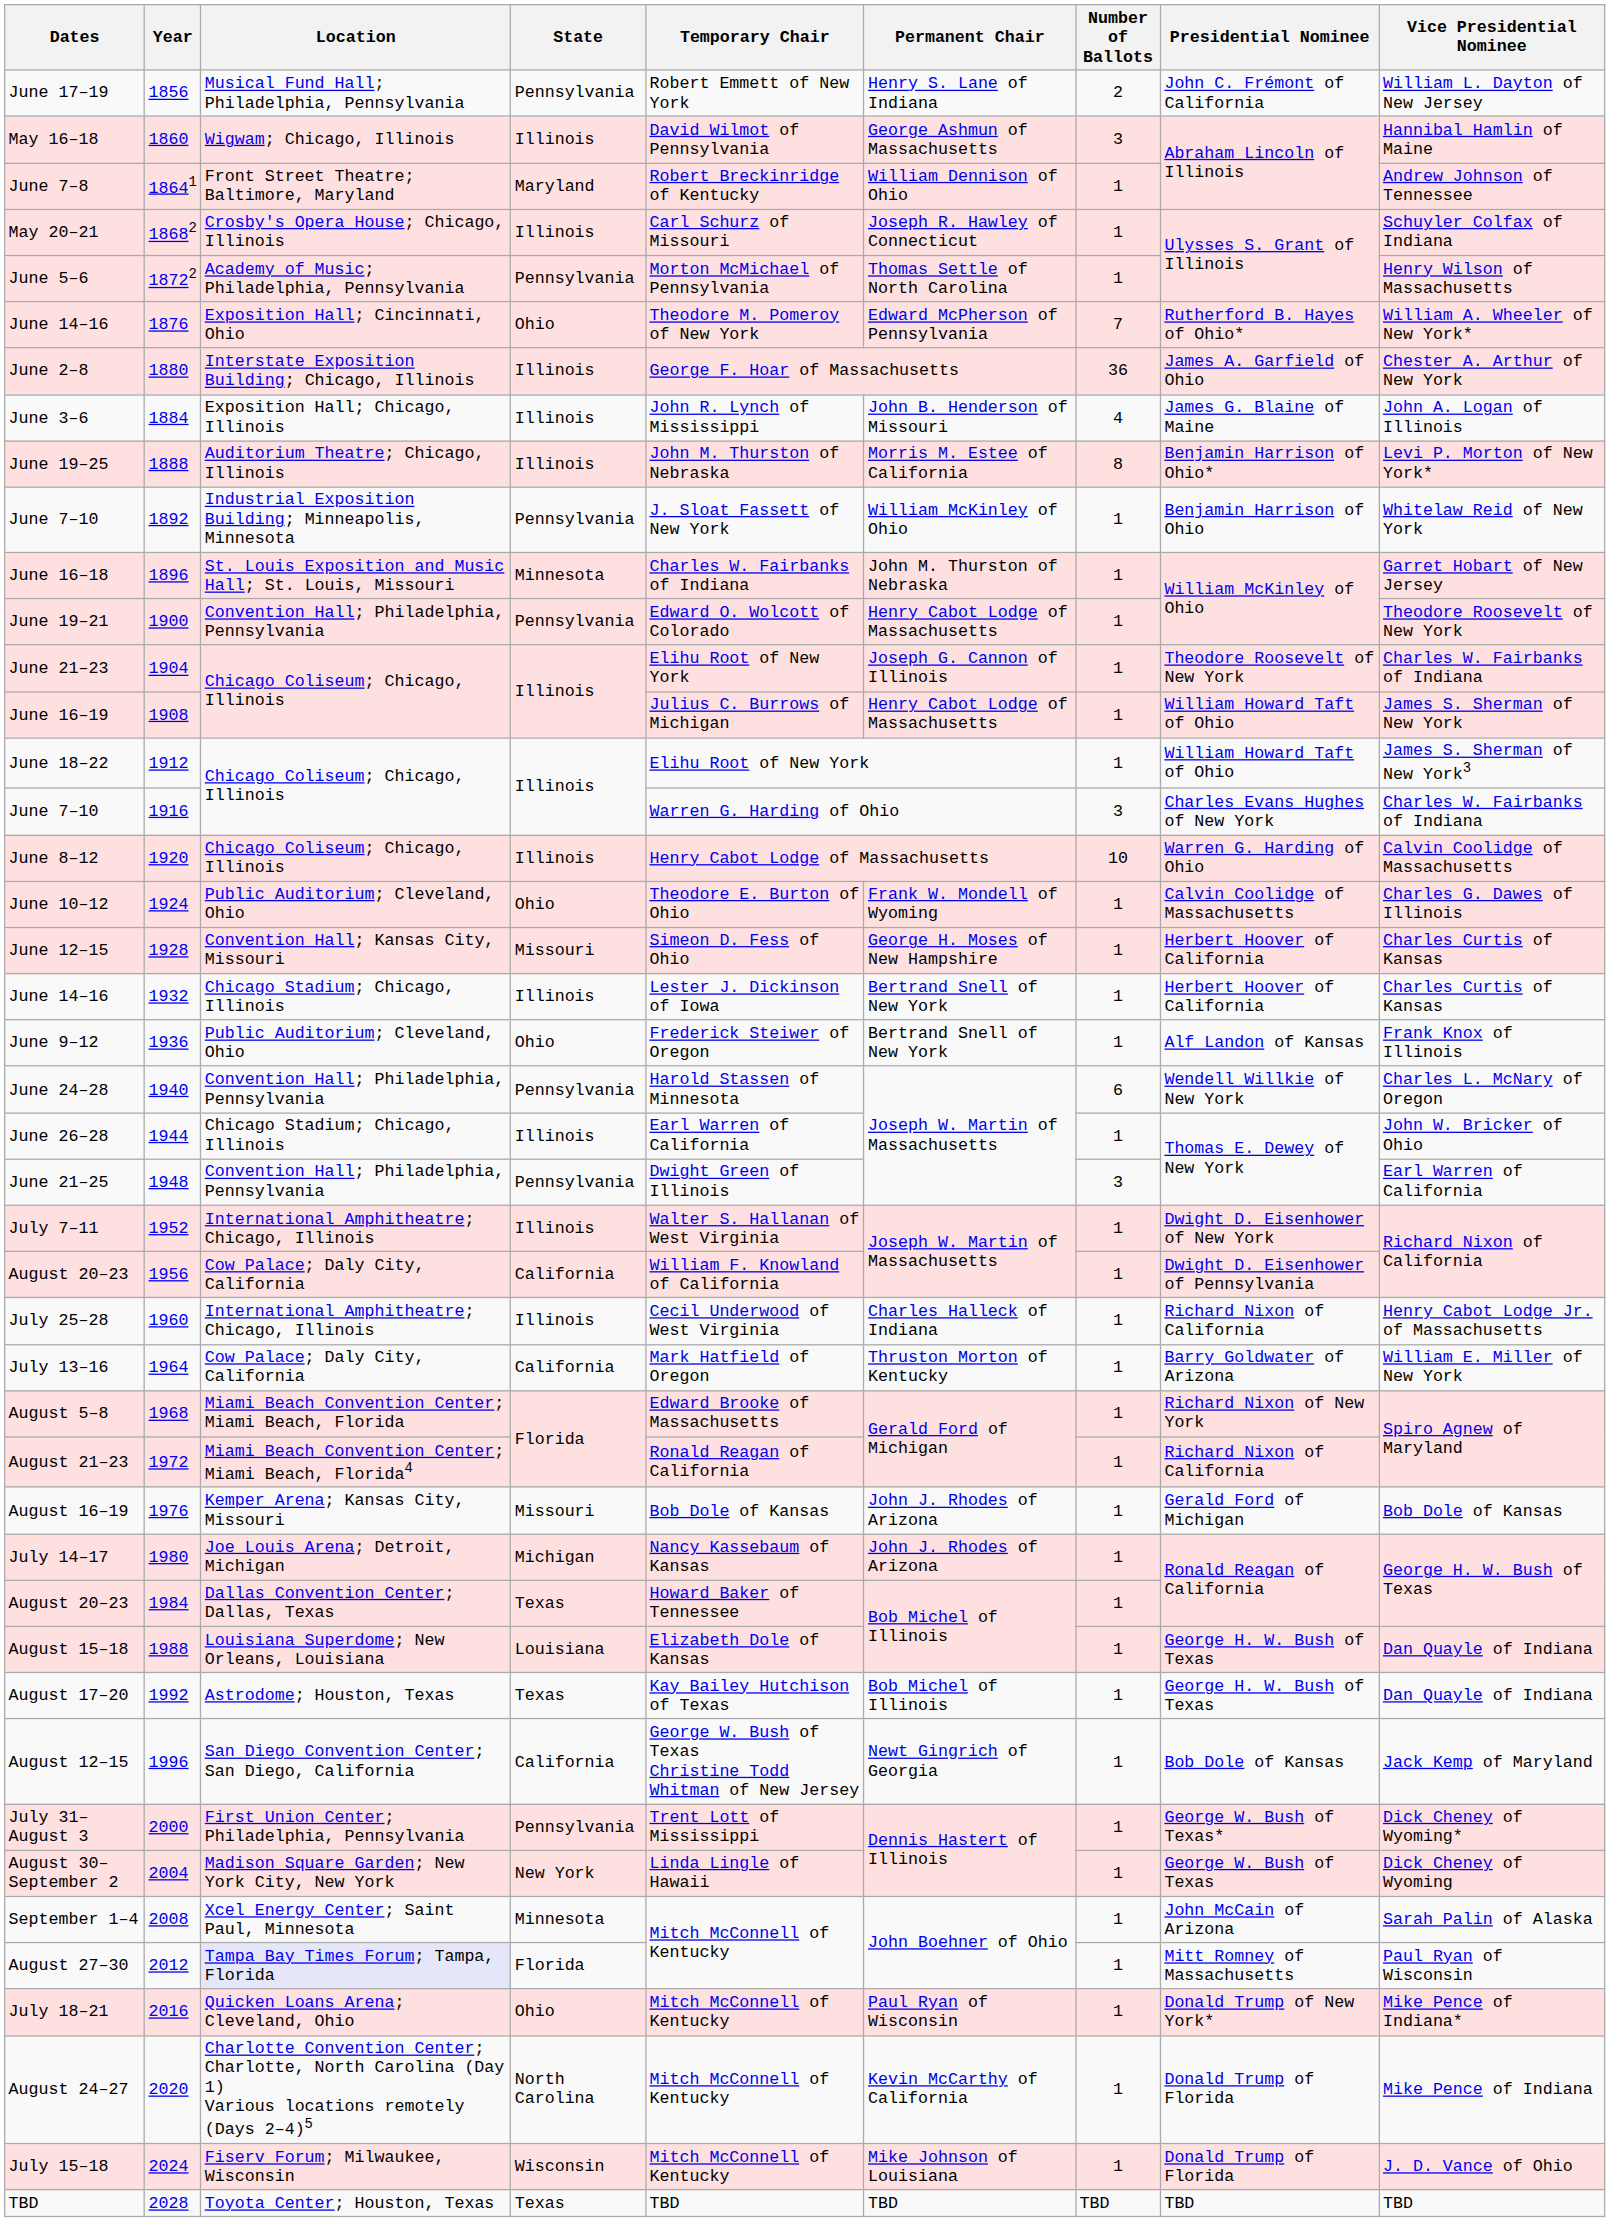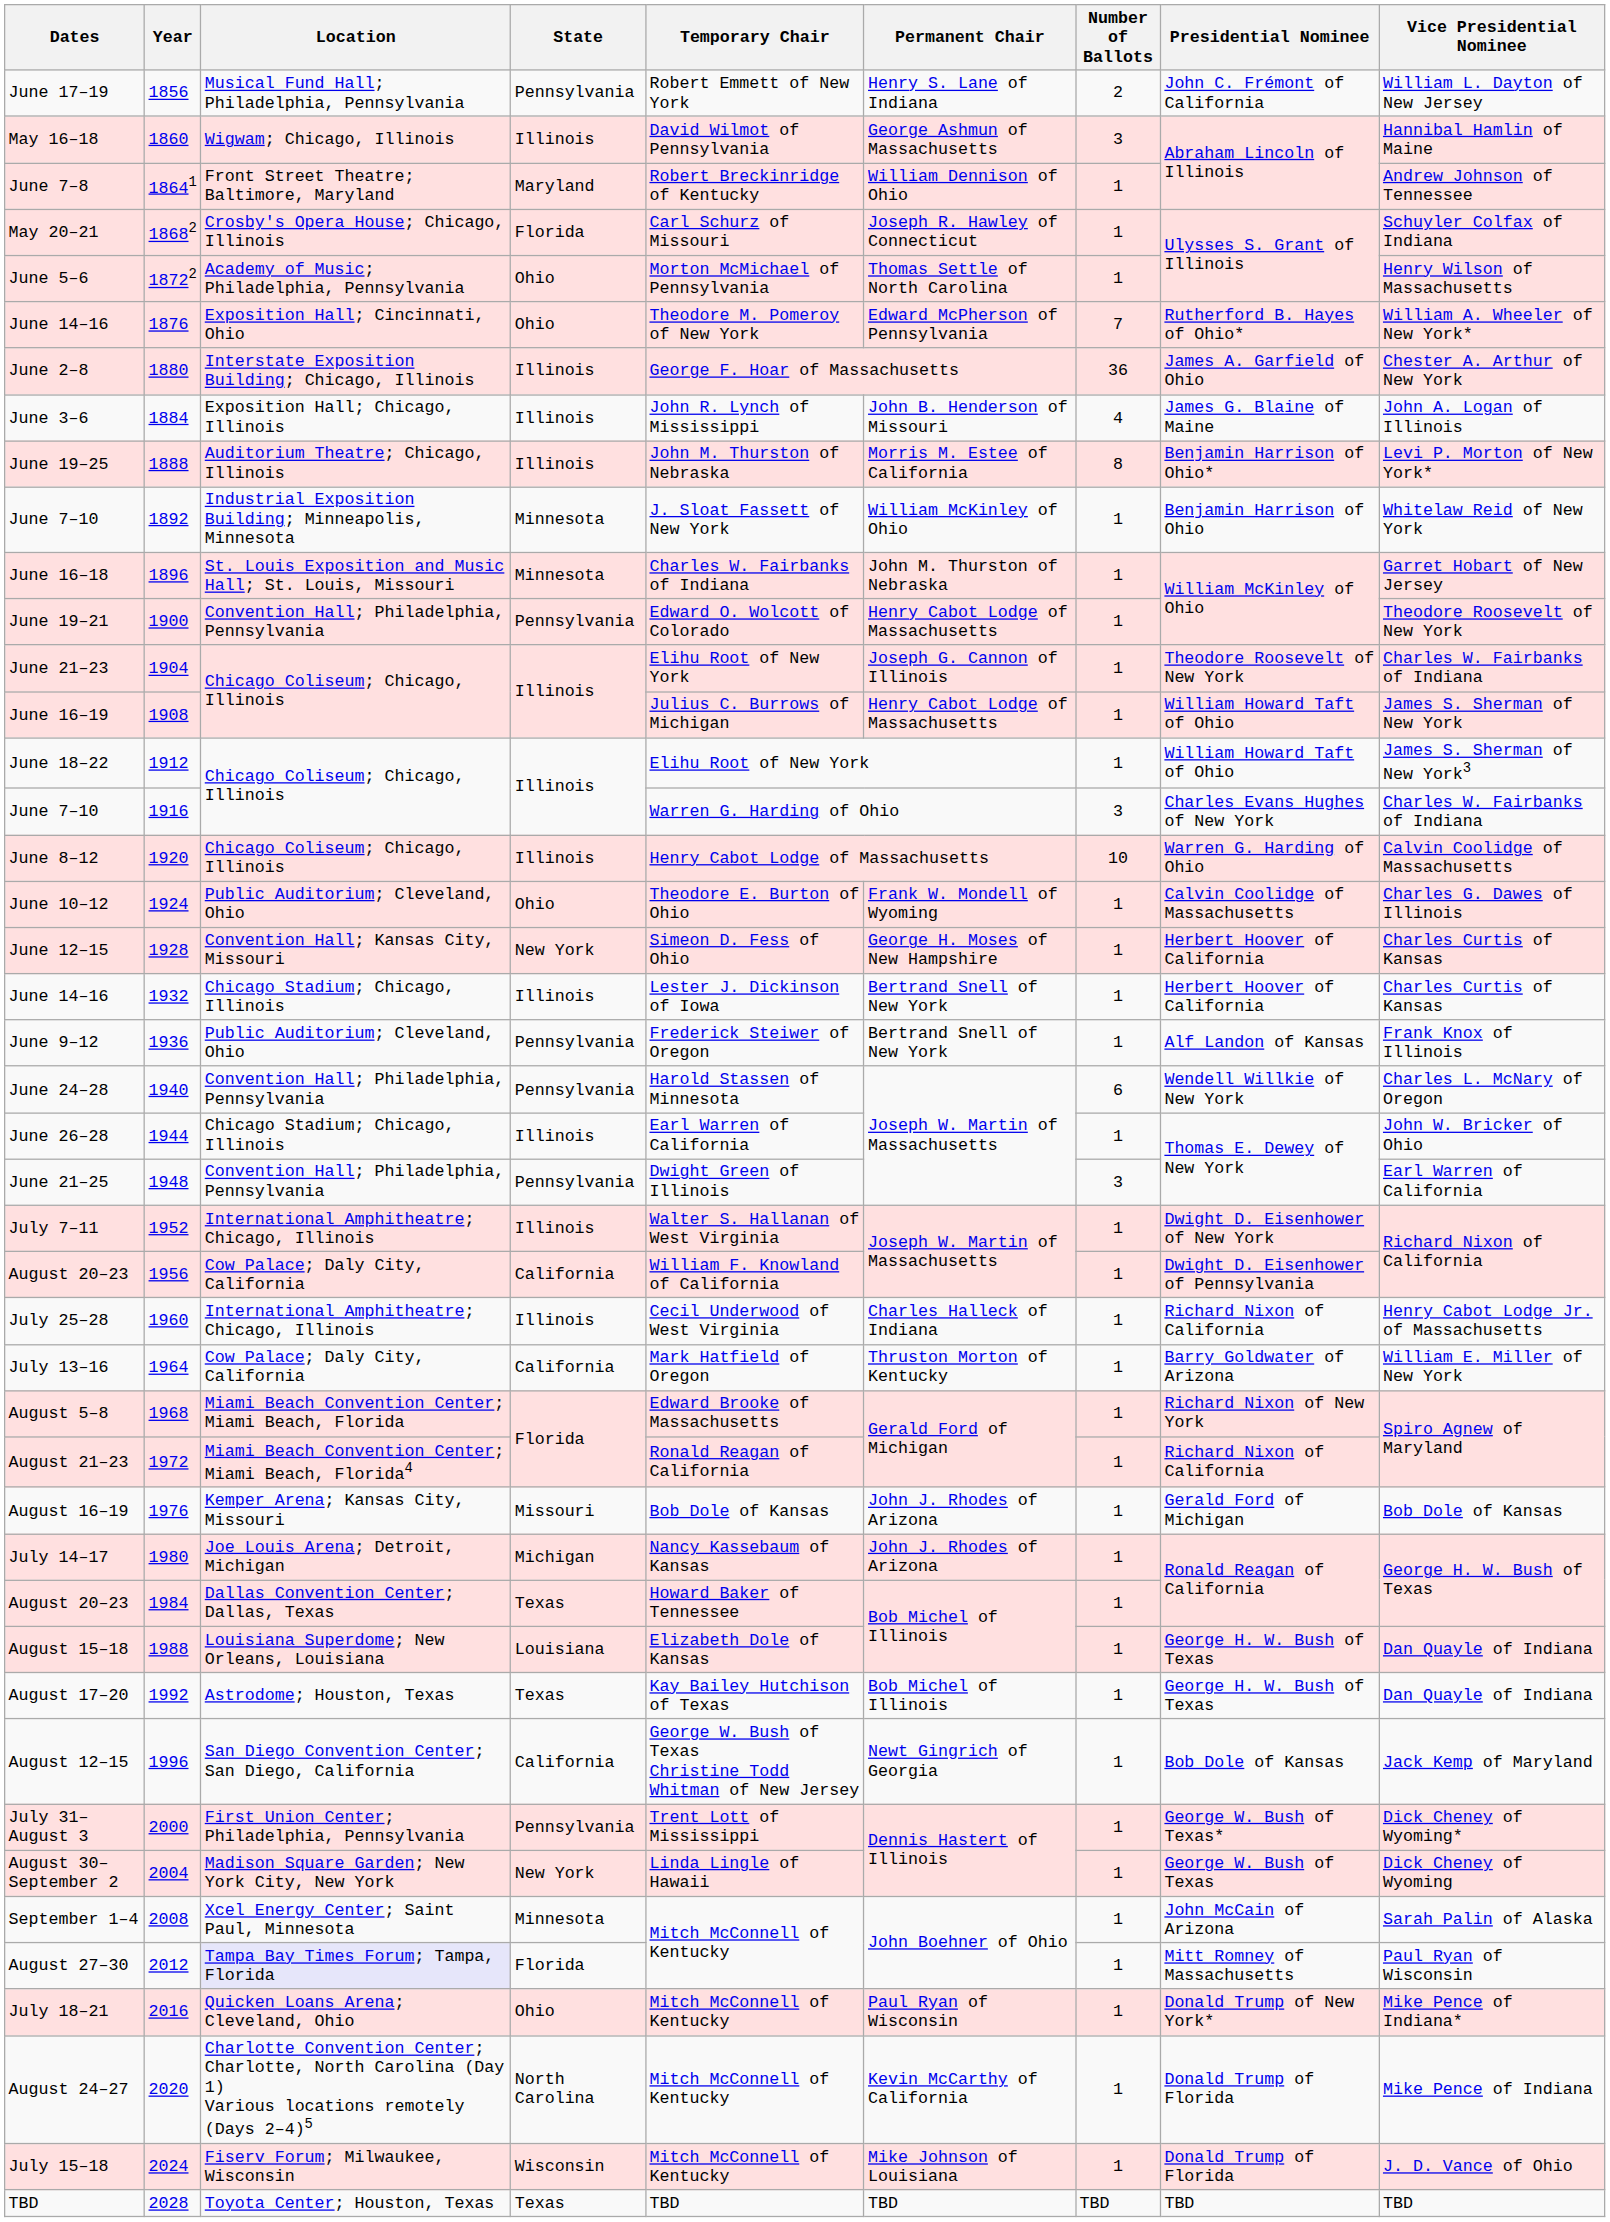(555, 232) Illinois -> (550, 232) Florida
(575, 279) Pennsylvania -> (535, 279) Ohio
(575, 520) Pennsylvania -> (560, 520) Minnesota
(555, 951) Missouri -> (555, 951) New York
(535, 1043) Ohio -> (575, 1043) Pennsylvania
